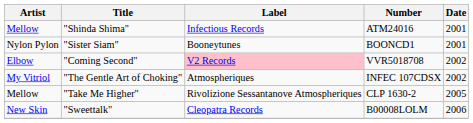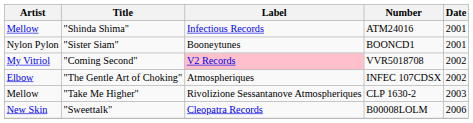(20, 61) Elbow -> (28, 61) My Vitriol
(28, 77) My Vitriol -> (20, 77) Elbow
(456, 93) 2005 -> (456, 93) 2003
